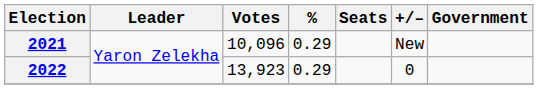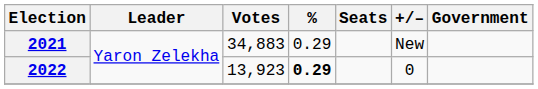(256, 44) 10,096 -> (256, 44) 34,883
(312, 70) normal -> (312, 70) bold
